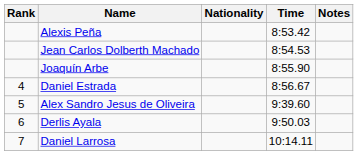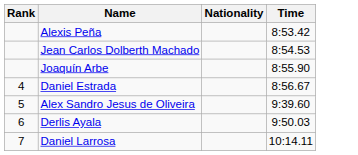- column: (334, 13)
